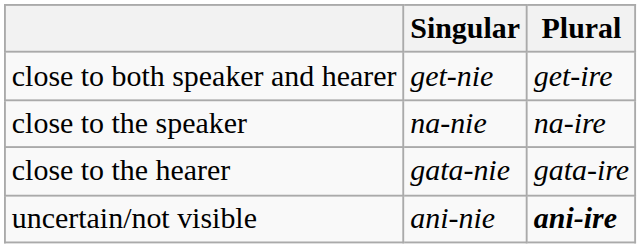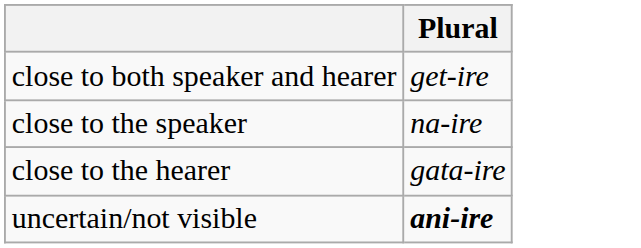- column: (465, 28)
